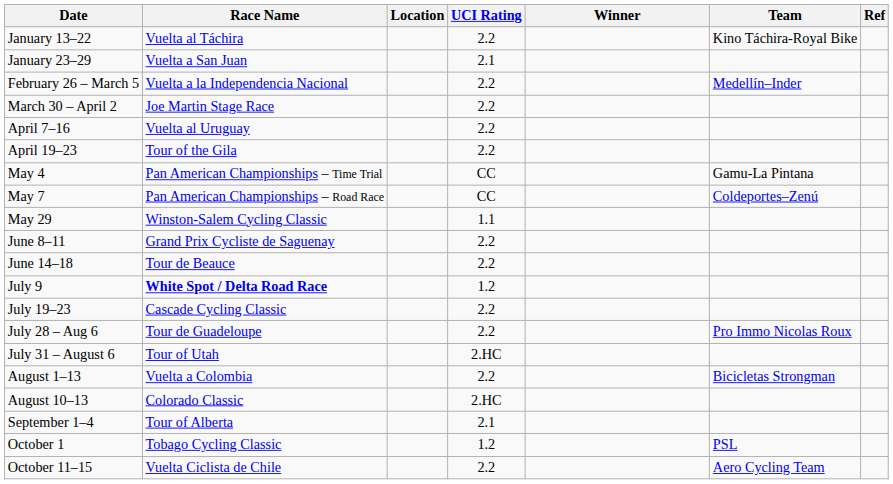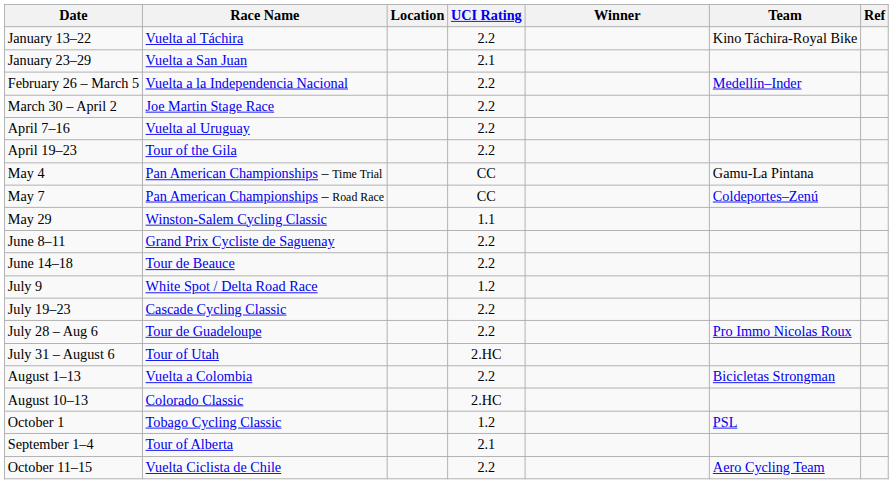(236, 286) bold -> (232, 286) normal
rows swapped: (51, 422) <-> (36, 444)
